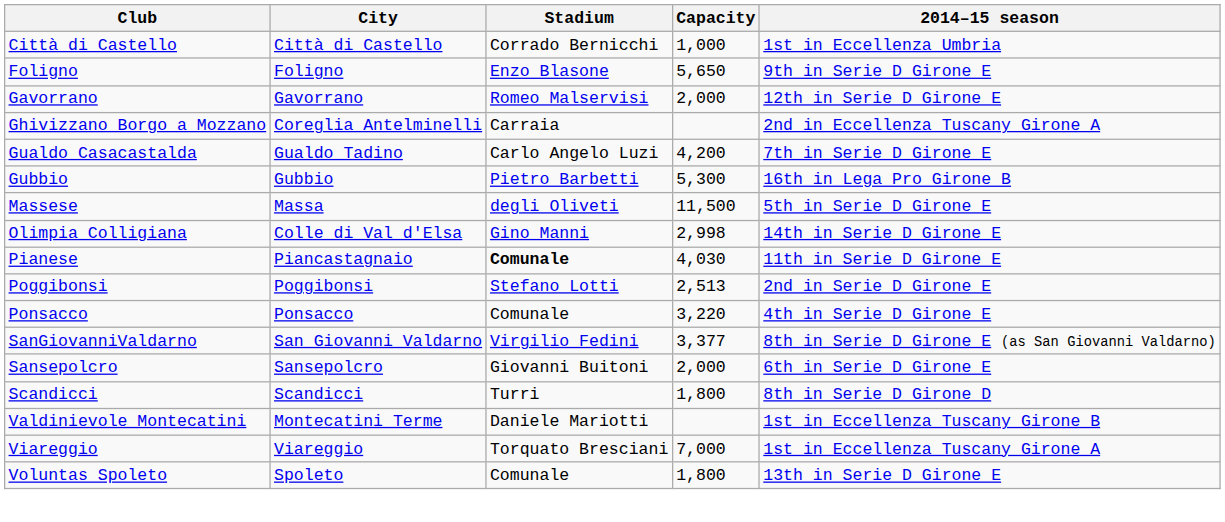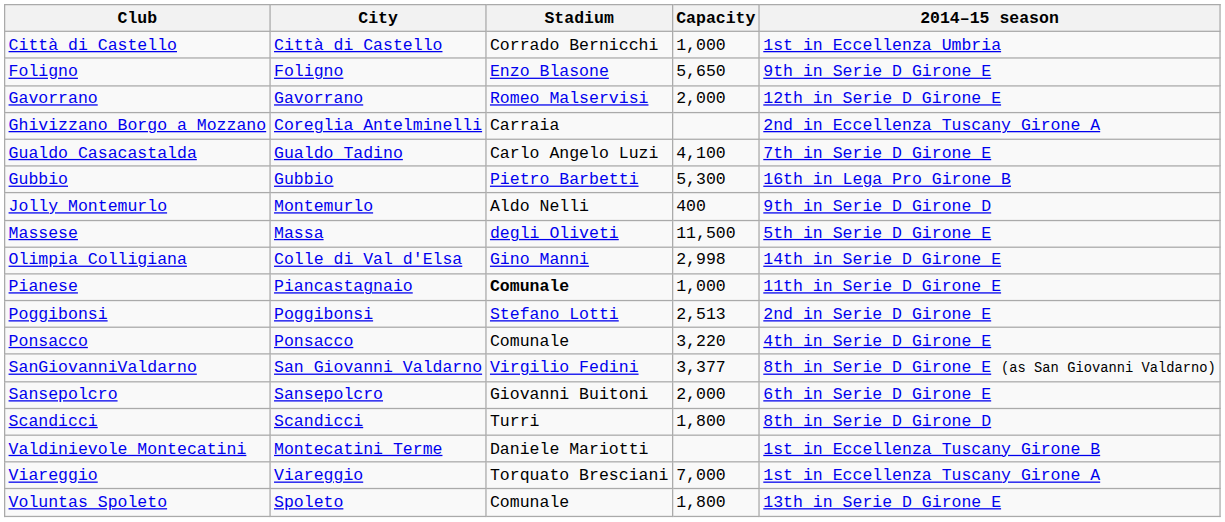(701, 153) 4,200 -> (701, 153) 4,100
+ row: (88, 206)
(701, 260) 4,030 -> (701, 287) 1,000
